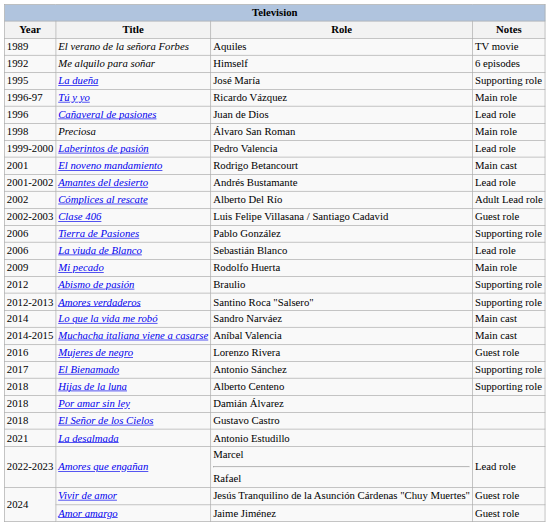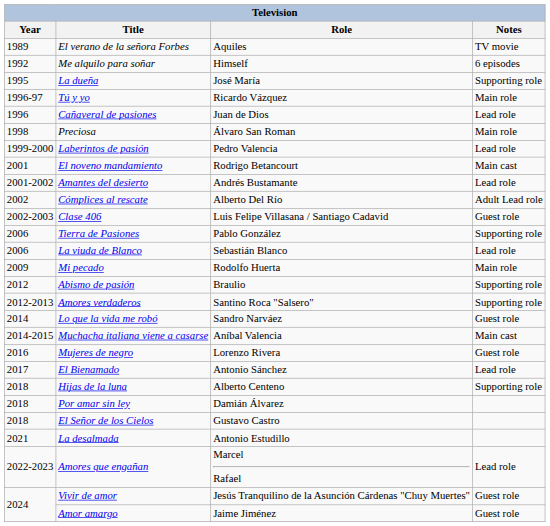(496, 319) Main cast -> (497, 319) Guest role
(508, 370) Supporting role -> (495, 370) Lead role
